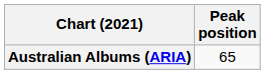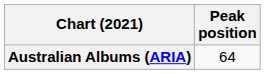(227, 57) 65 -> (227, 57) 64
